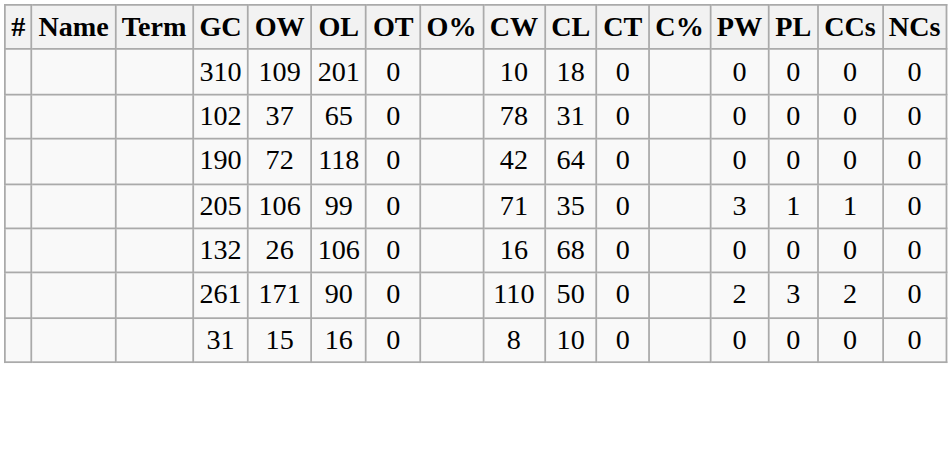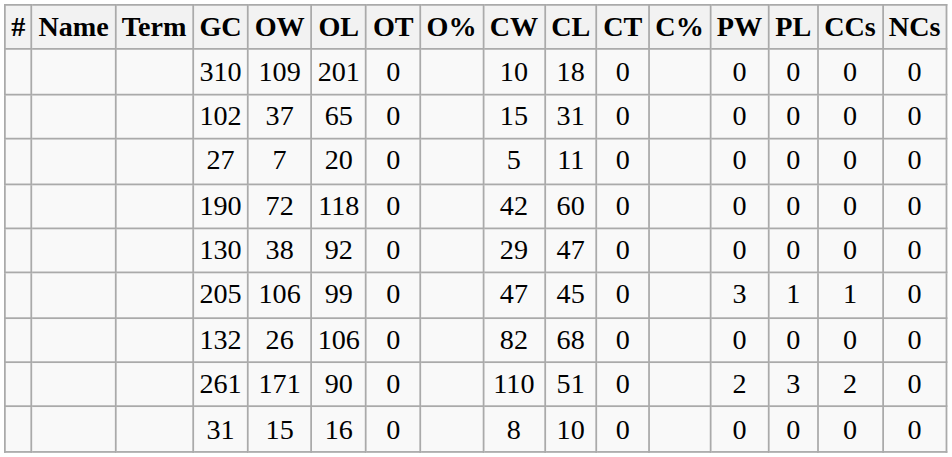(514, 116) 78 -> (514, 116) 15
+ row: (221, 160)
(571, 160) 64 -> (571, 205) 60
+ row: (221, 250)
(514, 205) 71 -> (514, 294) 47
(571, 205) 35 -> (571, 294) 45
(514, 250) 16 -> (514, 339) 82
(571, 294) 50 -> (571, 384) 51
